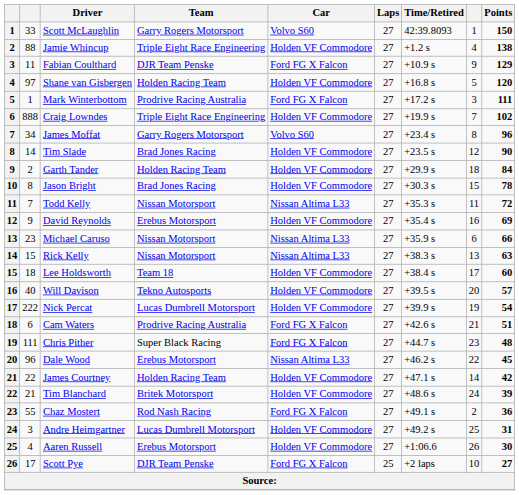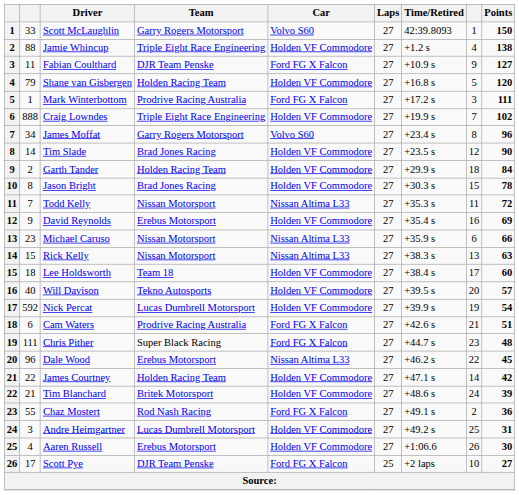(504, 65) 129 -> (504, 65) 127
(30, 82) 97 -> (30, 82) 79
(30, 308) 222 -> (30, 308) 592
